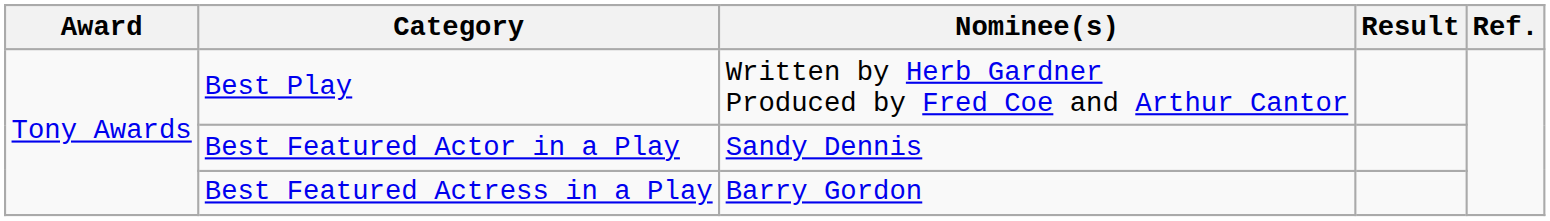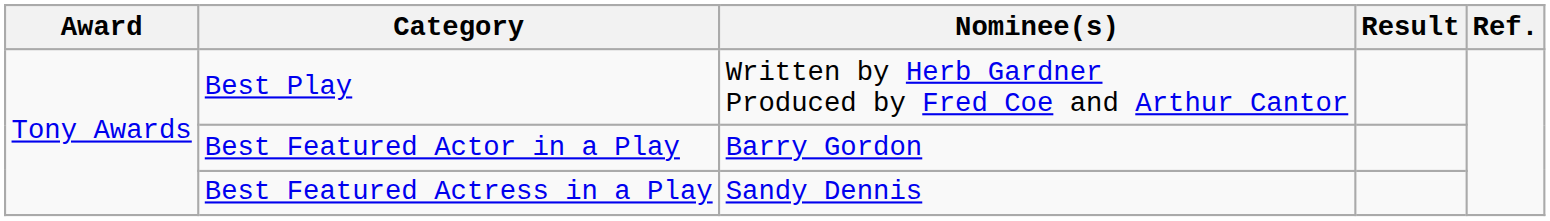(824, 148) Sandy Dennis -> (824, 148) Barry Gordon
(824, 192) Barry Gordon -> (824, 192) Sandy Dennis
